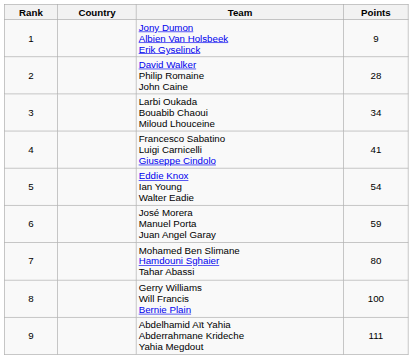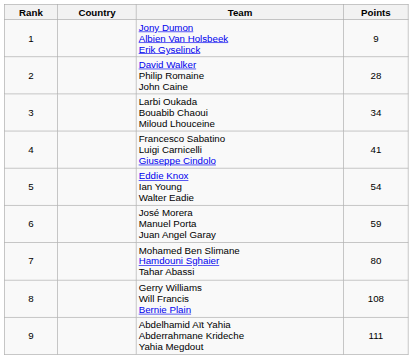(376, 299) 100 -> (376, 299) 108
